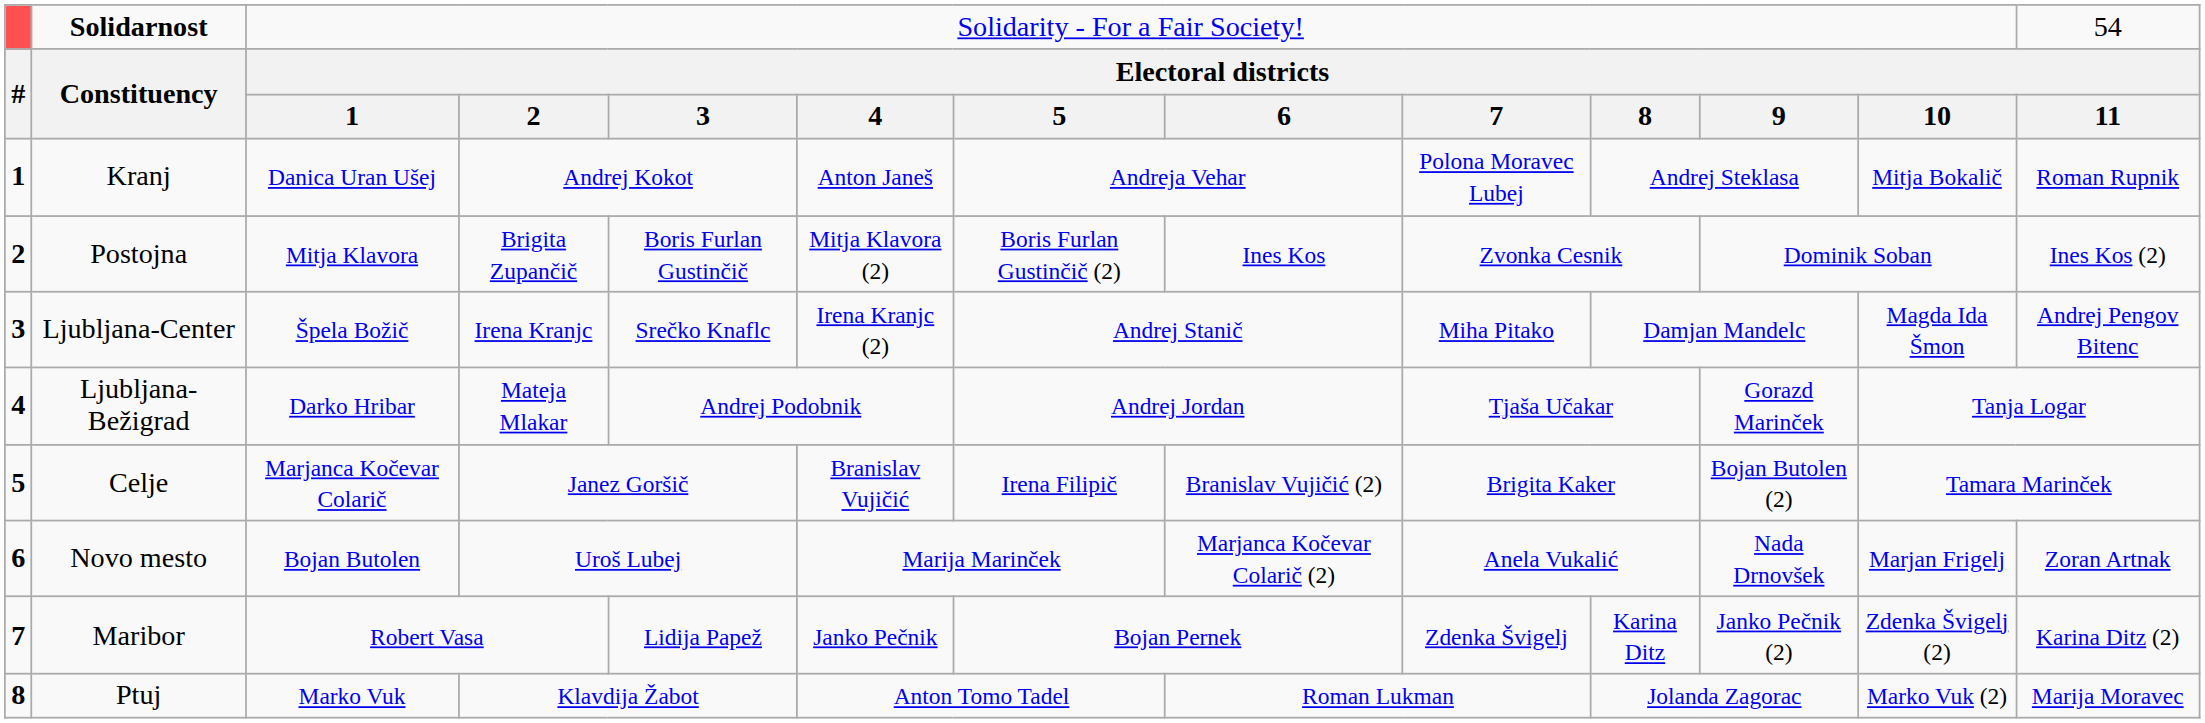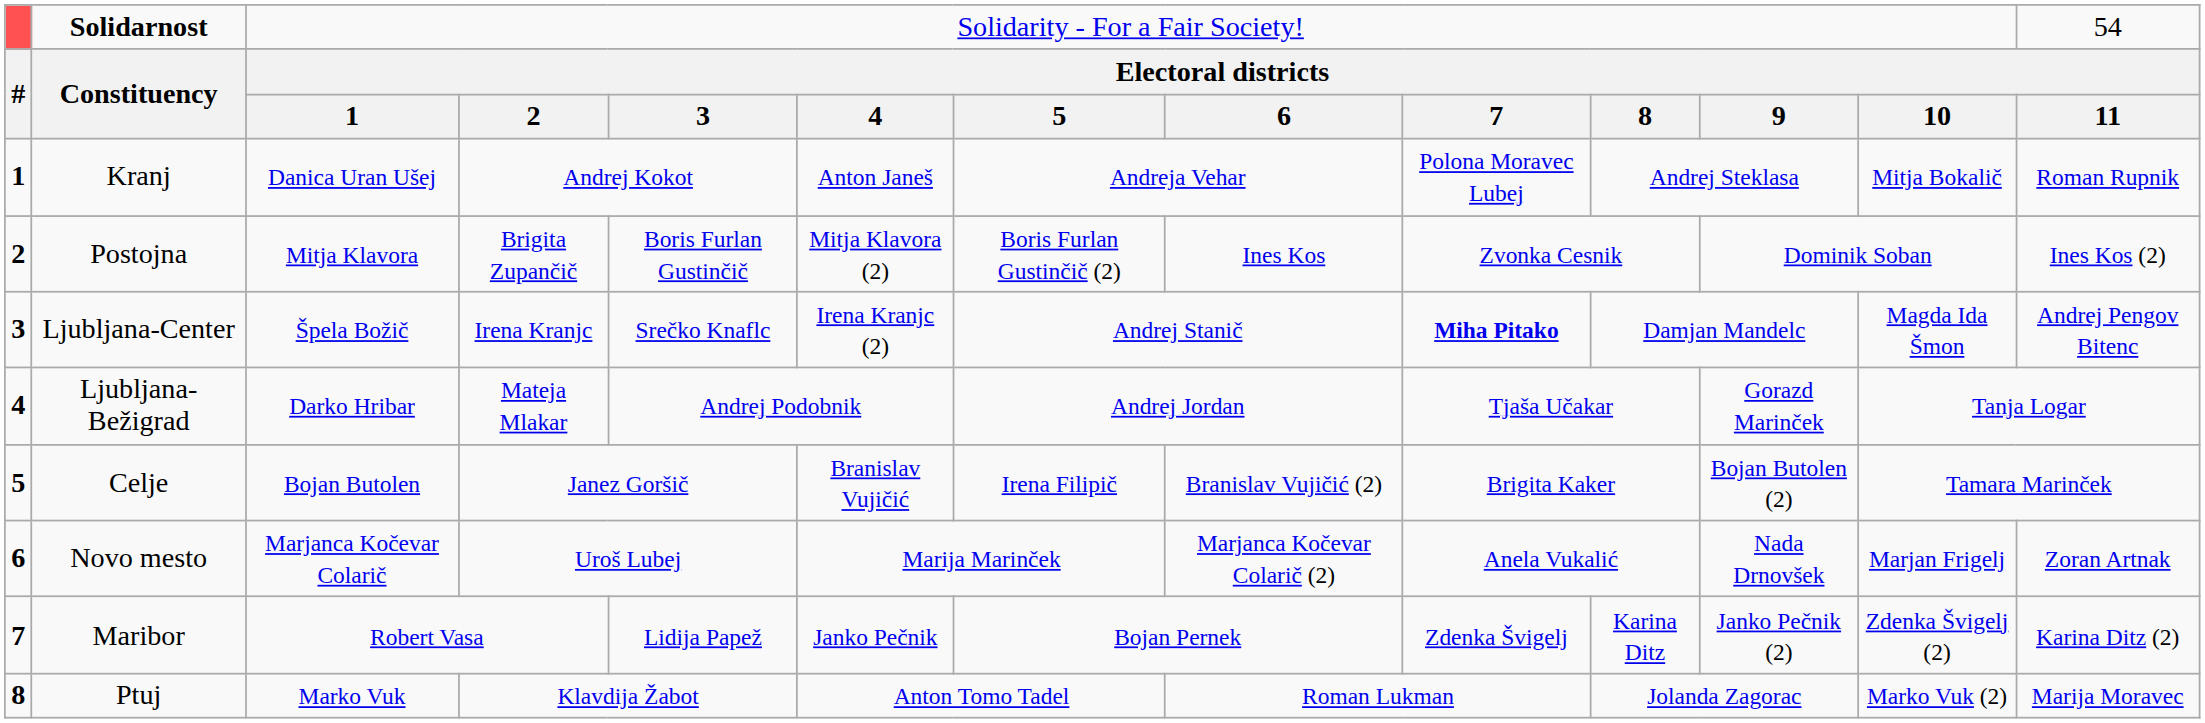(1496, 329) normal -> (1496, 329) bold
(352, 482) Marjanca Kočevar Colarič -> (352, 482) Bojan Butolen
(352, 558) Bojan Butolen -> (352, 558) Marjanca Kočevar Colarič
